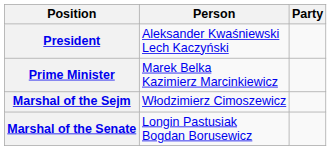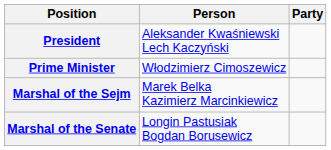(210, 75) Marek Belka Kazimierz Marcinkiewicz -> (214, 68) Włodzimierz Cimoszewicz
(214, 101) Włodzimierz Cimoszewicz -> (210, 94) Marek Belka Kazimierz Marcinkiewicz
